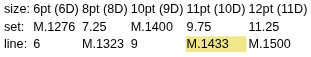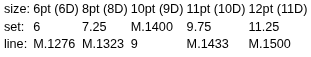(54, 26) M.1276 -> (37, 26) 6
(37, 44) 6 -> (54, 44) M.1276
(208, 44) khaki background -> (208, 44) no background
